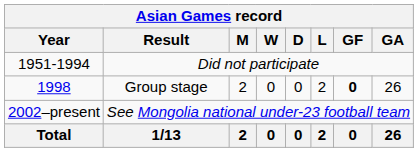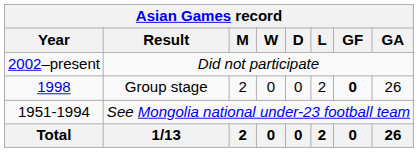(54, 64) 1951-1994 -> (54, 64) 2002–present
(54, 111) 2002–present -> (54, 111) 1951-1994
